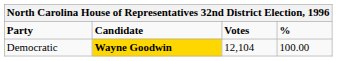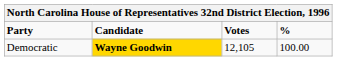(239, 47) 12,104 -> (239, 47) 12,105
